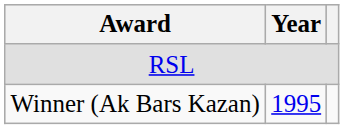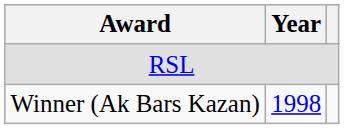(296, 103) 1995 -> (296, 103) 1998
